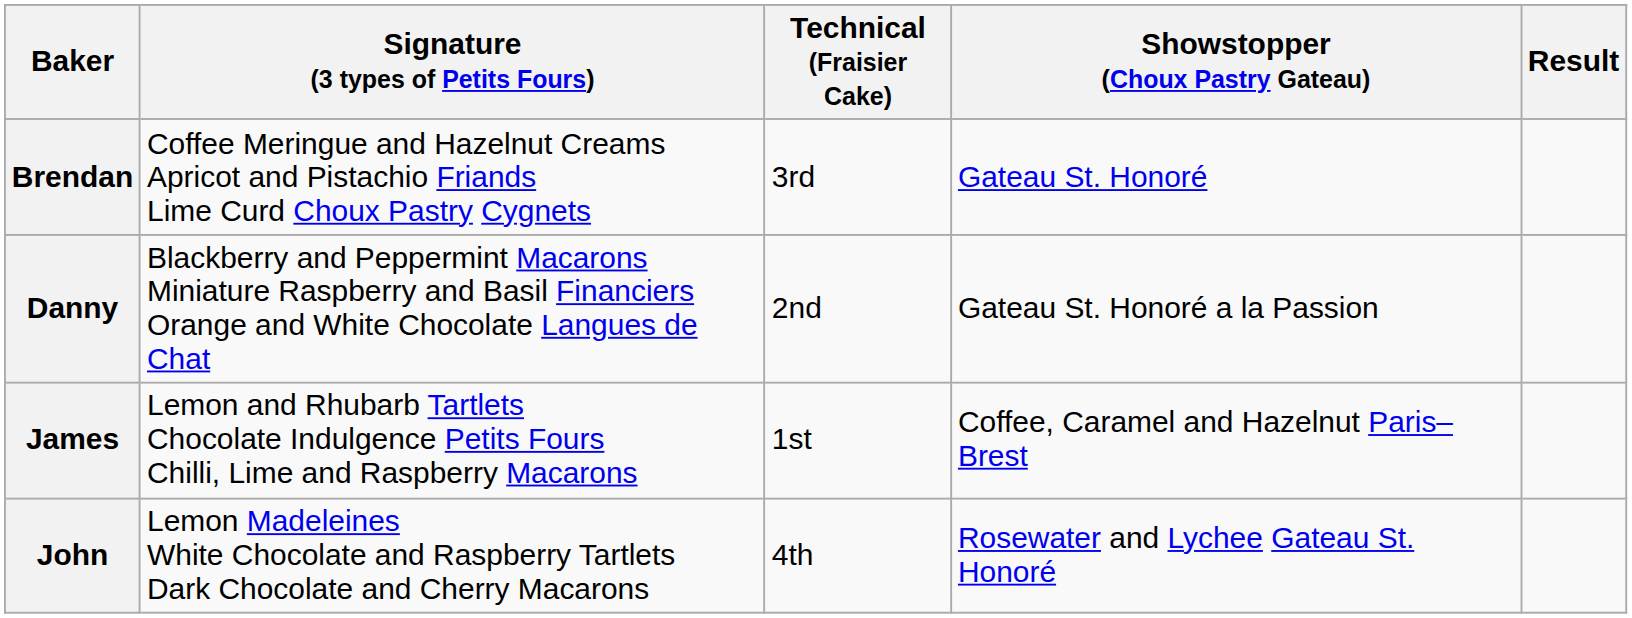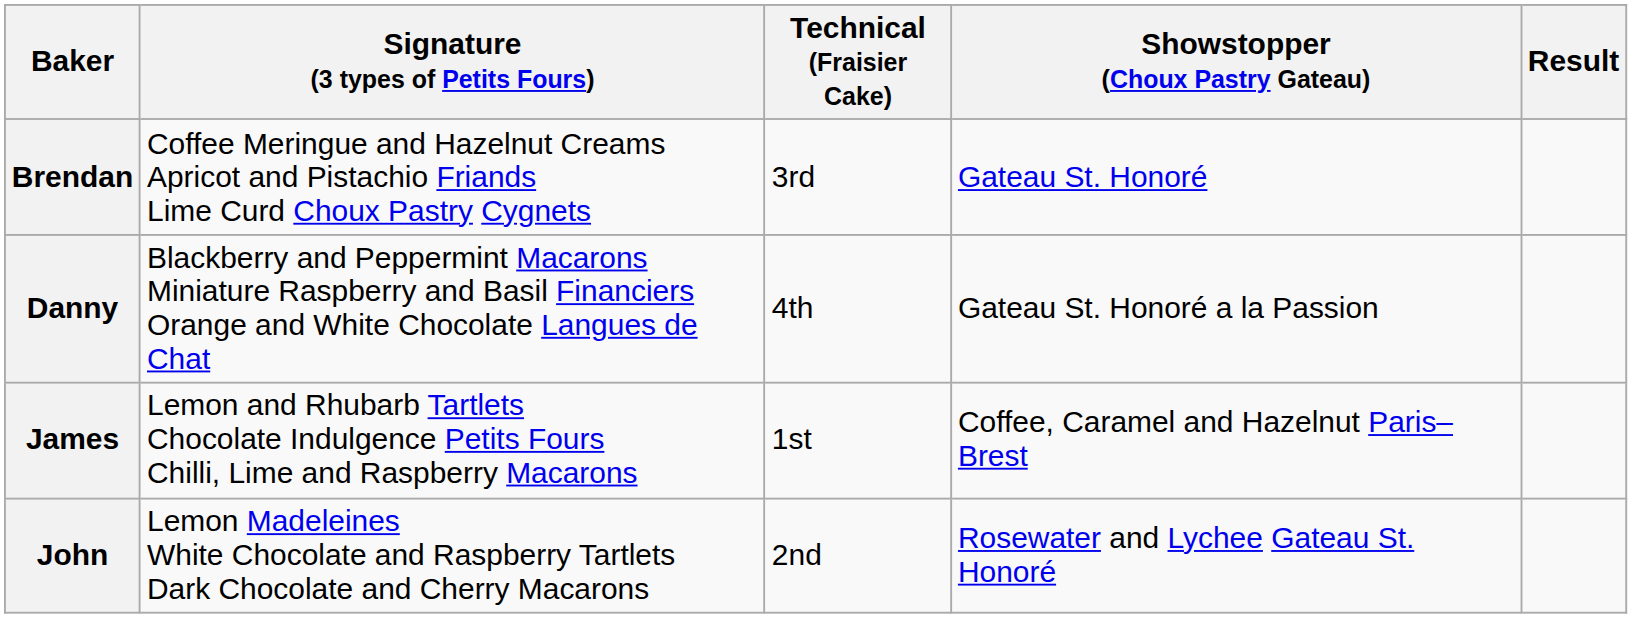(797, 308) 2nd -> (793, 308) 4th
(793, 554) 4th -> (797, 554) 2nd
